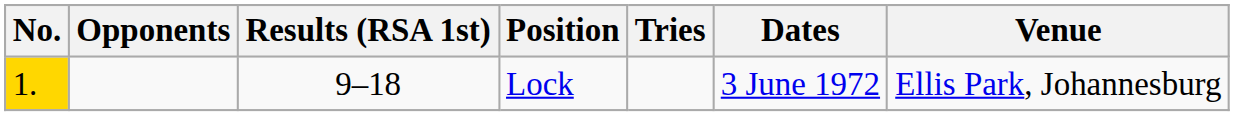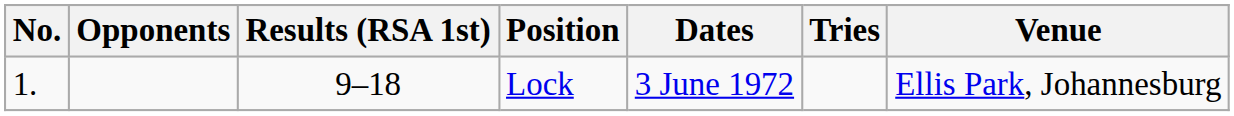columns swapped: (670, 30) <-> (800, 30)
(25, 82) gold background -> (25, 82) no background
